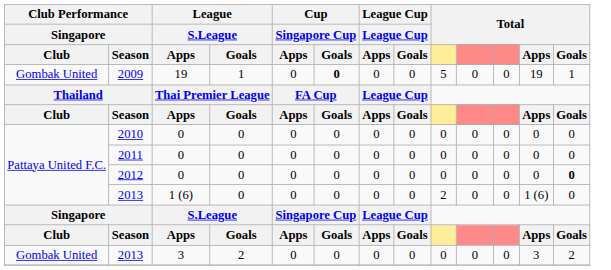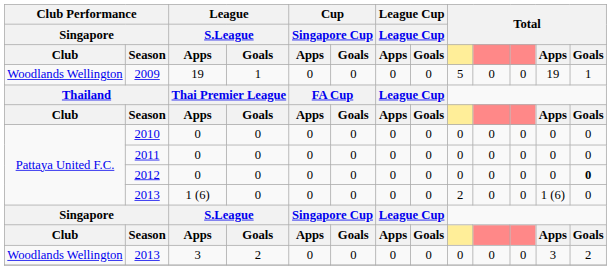(57, 74) Gombak United -> (65, 74) Woodlands Wellington
(337, 74) bold -> (353, 74) normal
(57, 255) Gombak United -> (65, 255) Woodlands Wellington
